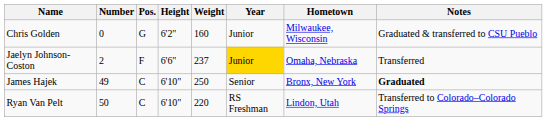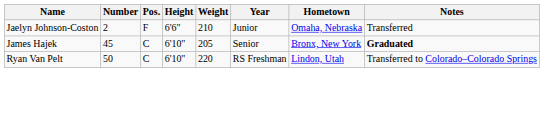- row: (33, 33)
(201, 60) 237 -> (205, 28) 210
(241, 60) gold background -> (245, 28) no background
(104, 81) 49 -> (108, 43) 45
(201, 81) 250 -> (205, 43) 205
